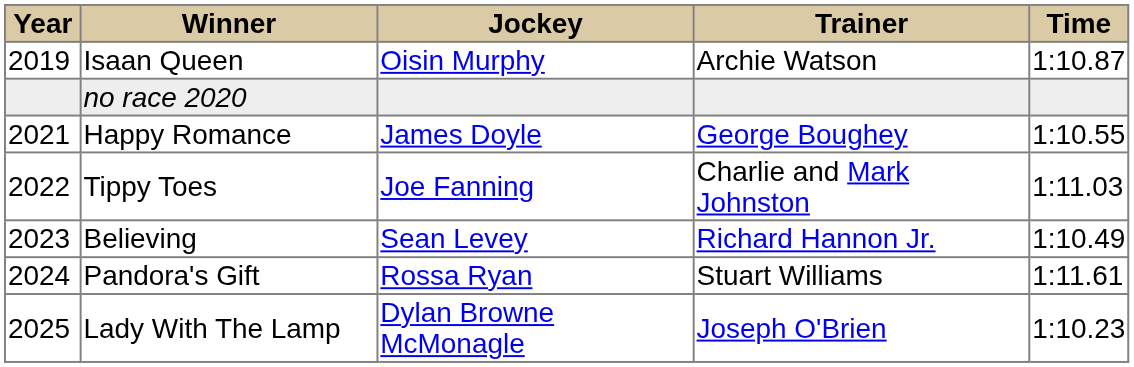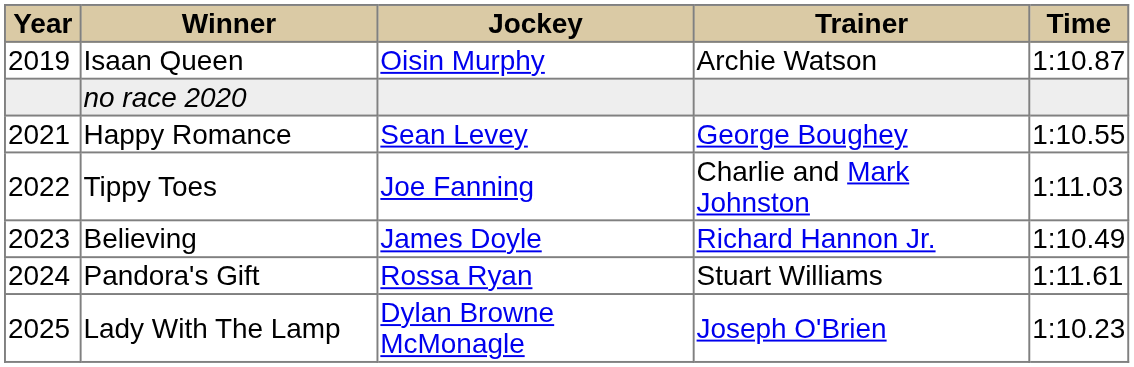(461, 134) James Doyle -> (454, 134) Sean Levey
(454, 239) Sean Levey -> (461, 239) James Doyle
